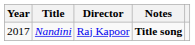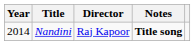(18, 31) 2017 -> (18, 31) 2014
